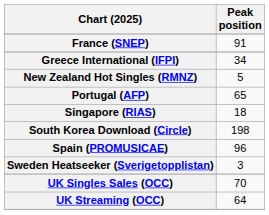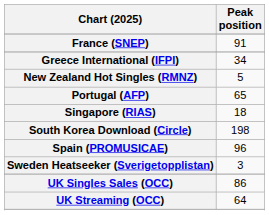(240, 183) 70 -> (240, 183) 86
